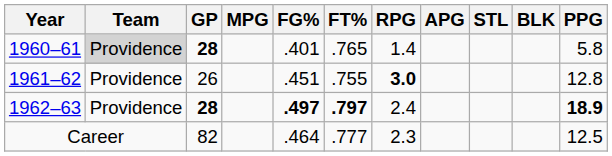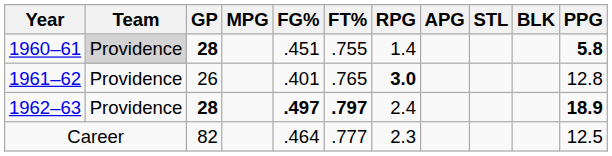(301, 49) .401 -> (301, 49) .451
(349, 49) .765 -> (349, 49) .755
(590, 49) normal -> (590, 49) bold
(301, 78) .451 -> (301, 78) .401
(349, 78) .755 -> (349, 78) .765
